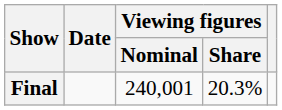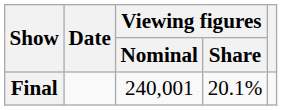(235, 88) 20.3% -> (235, 88) 20.1%
